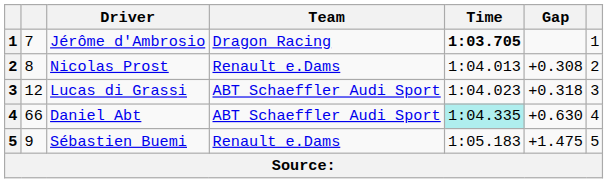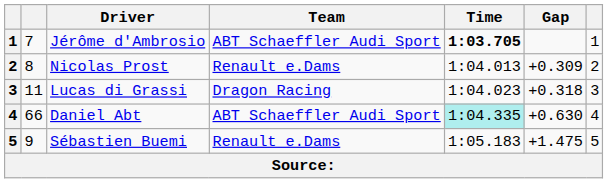(272, 42) Dragon Racing -> (327, 42) ABT Schaeffler Audi Sport
(556, 67) +0.308 -> (556, 67) +0.309
(34, 91) 12 -> (34, 91) 11
(327, 91) ABT Schaeffler Audi Sport -> (272, 91) Dragon Racing
